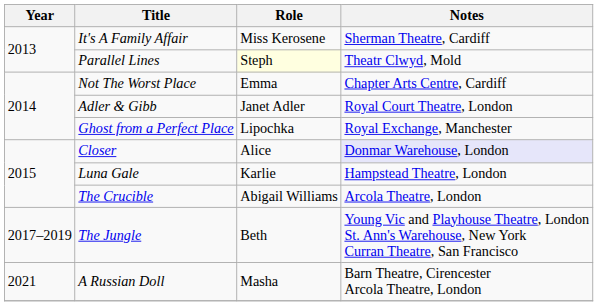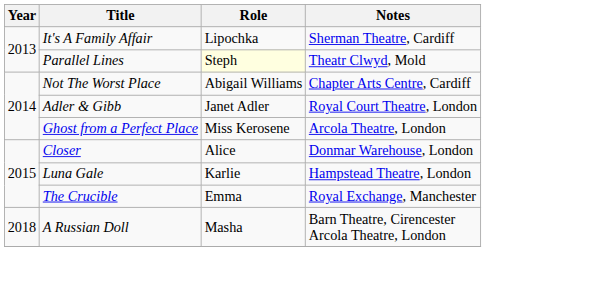(283, 38) Miss Kerosene -> (232, 38) Lipochka
(259, 83) Emma -> (253, 83) Abigail Williams
(267, 128) Lipochka -> (247, 128) Miss Kerosene
(428, 128) Royal Exchange, Manchester -> (377, 128) Arcola Theatre, London
(427, 151) lavender background -> (391, 151) no background
(289, 196) Abigail Williams -> (223, 196) Emma
(413, 196) Arcola Theatre, London -> (392, 196) Royal Exchange, Manchester
- row: (110, 235)
(22, 281) 2021 -> (22, 227) 2018
